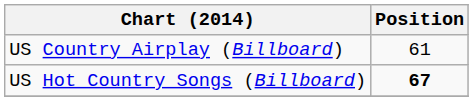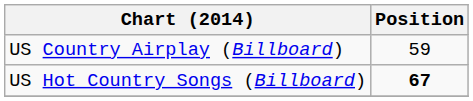(420, 50) 61 -> (420, 50) 59
